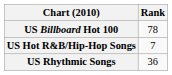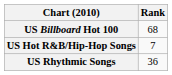(153, 29) 78 -> (153, 29) 68
